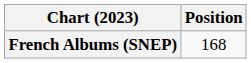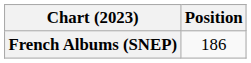(214, 44) 168 -> (214, 44) 186
